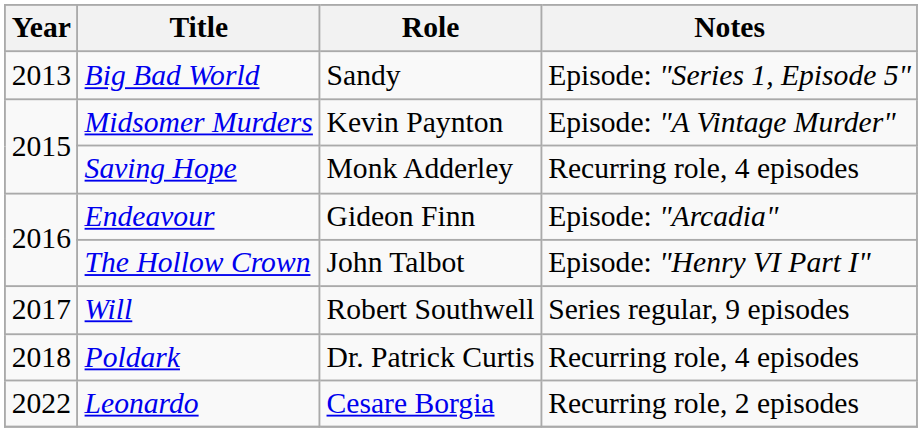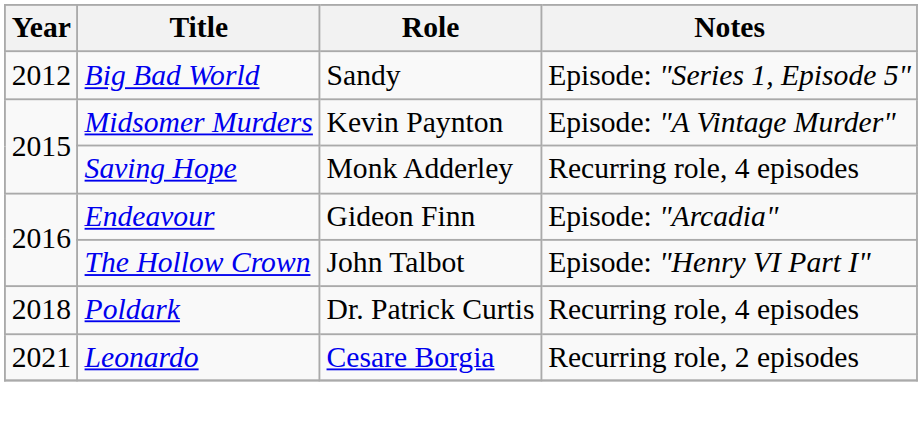(41, 74) 2013 -> (41, 74) 2012
- row: (108, 309)
(41, 403) 2022 -> (41, 356) 2021
